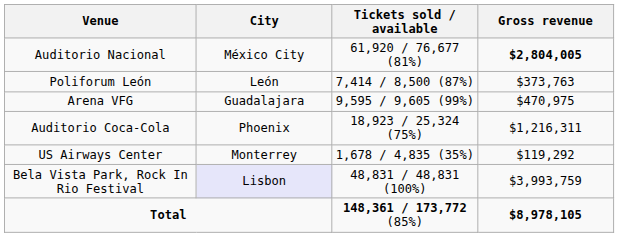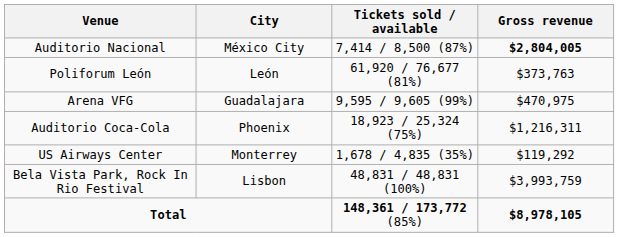(405, 55) 61,920 / 76,677 (81%) -> (405, 48) 7,414 / 8,500 (87%)
(405, 82) 7,414 / 8,500 (87%) -> (405, 75) 61,920 / 76,677 (81%)
(264, 181) lavender background -> (264, 181) no background
